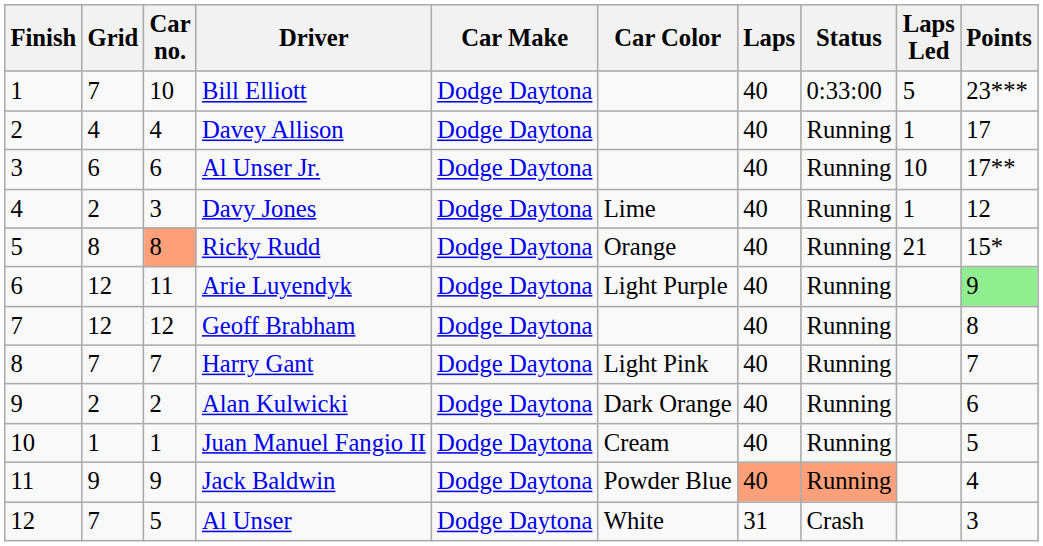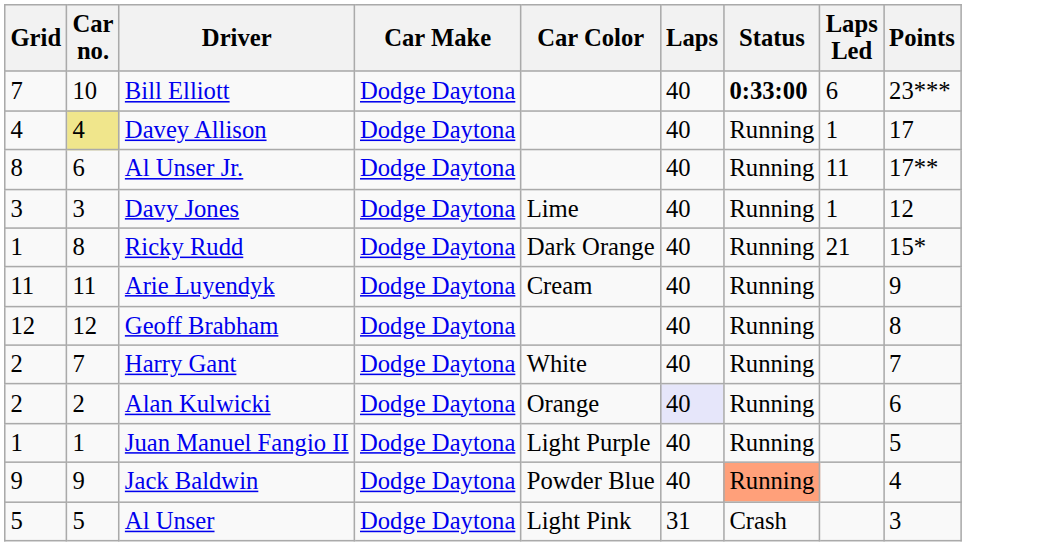- column: (43, 37)
(844, 90) normal -> (768, 90) bold
(909, 90) 5 -> (832, 90) 6
(156, 129) no background -> (79, 129) khaki background
(94, 168) 6 -> (17, 168) 8
(915, 168) 10 -> (838, 168) 11
(94, 208) 2 -> (17, 208) 3
(94, 247) 8 -> (17, 247) 1
(156, 247) lightsalmon background -> (79, 247) no background
(668, 247) Orange -> (591, 247) Dark Orange
(100, 286) 12 -> (22, 286) 11
(668, 286) Light Purple -> (591, 286) Cream
(972, 286) lightgreen background -> (895, 286) no background
(94, 364) 7 -> (17, 364) 2
(668, 365) Light Pink -> (591, 365) White
(668, 404) Dark Orange -> (591, 404) Orange
(755, 403) no background -> (678, 403) lavender background
(668, 443) Cream -> (591, 443) Light Purple
(755, 481) lightsalmon background -> (678, 481) no background
(94, 520) 7 -> (17, 520) 5
(668, 521) White -> (591, 521) Light Pink
